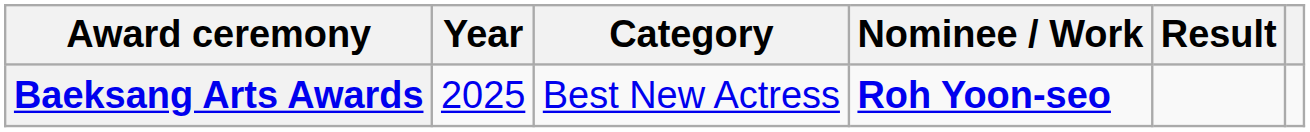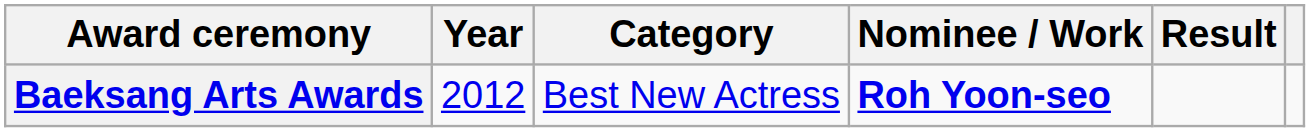(483, 94) 2025 -> (483, 94) 2012
